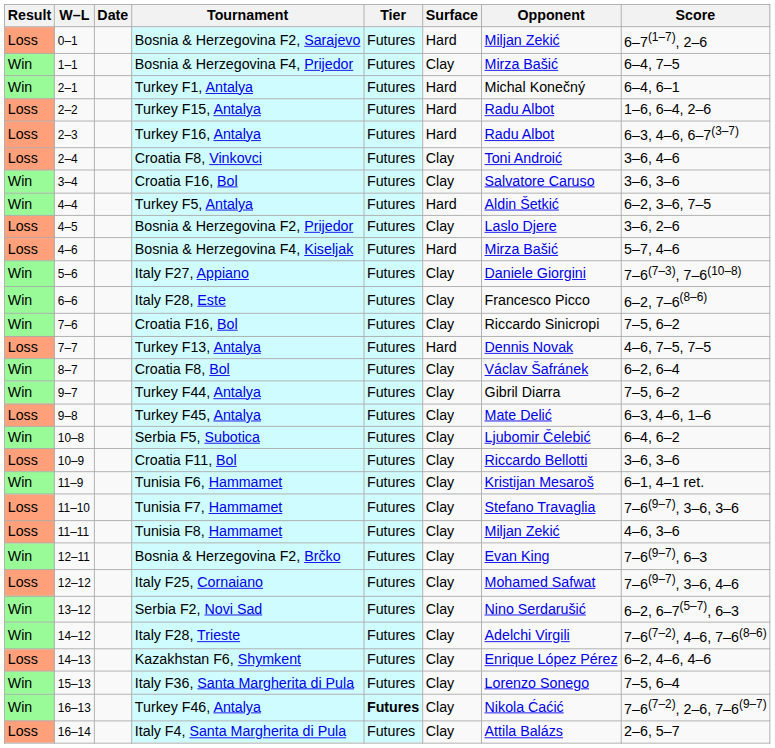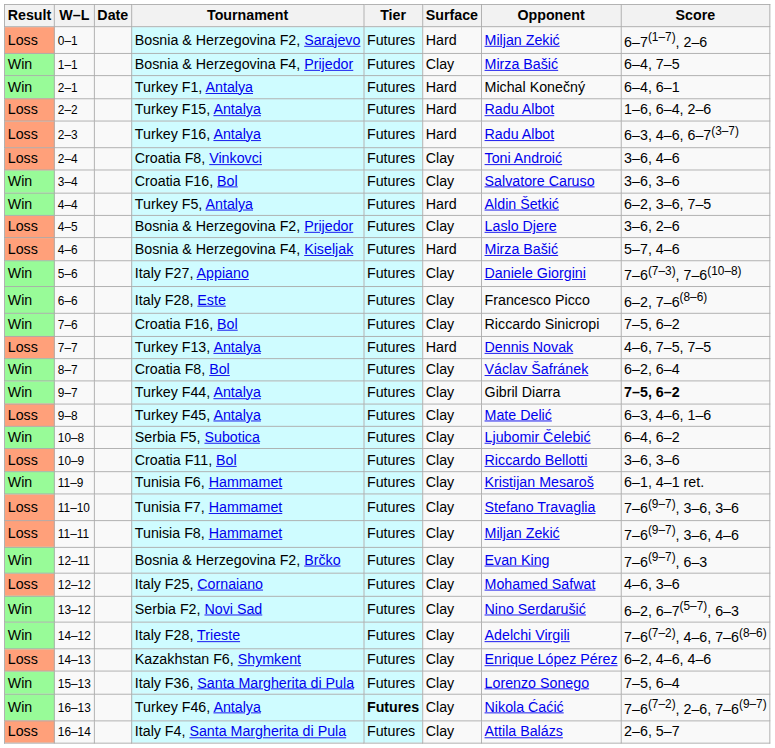(652, 392) normal -> (652, 392) bold
(652, 531) 4–6, 3–6 -> (682, 533) 7–6(9–7), 3–6, 4–6
(682, 582) 7–6(9–7), 3–6, 4–6 -> (652, 584) 4–6, 3–6
